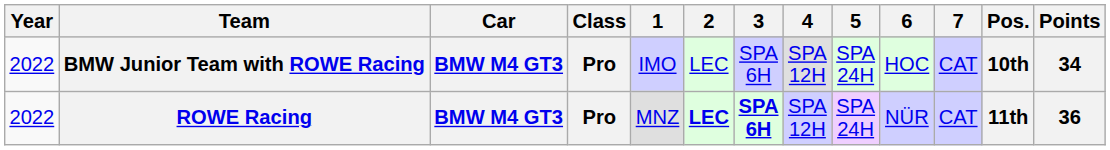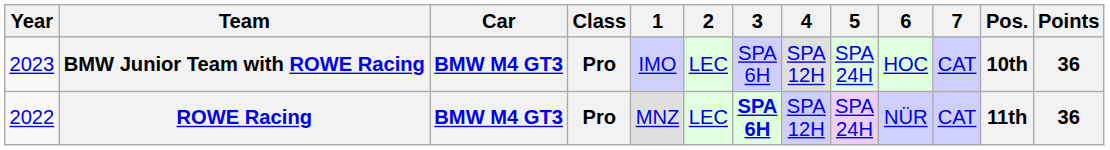(32, 64) 2022 -> (32, 64) 2023
(1070, 64) 34 -> (1069, 64) 36
(709, 118) bold -> (708, 118) normal
